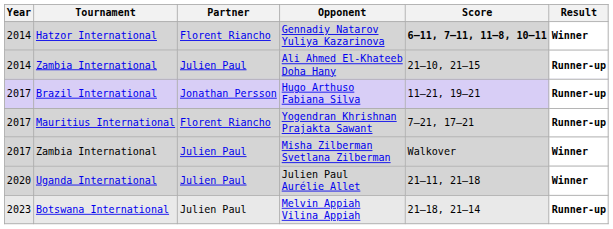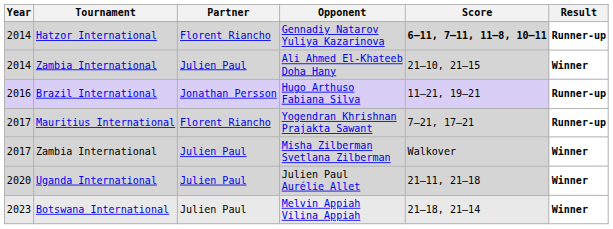(570, 35) Winner -> (579, 35) Runner-up
(579, 64) Runner-up -> (570, 64) Winner
(19, 93) 2017 -> (19, 93) 2016
(579, 209) Runner-up -> (570, 209) Winner
